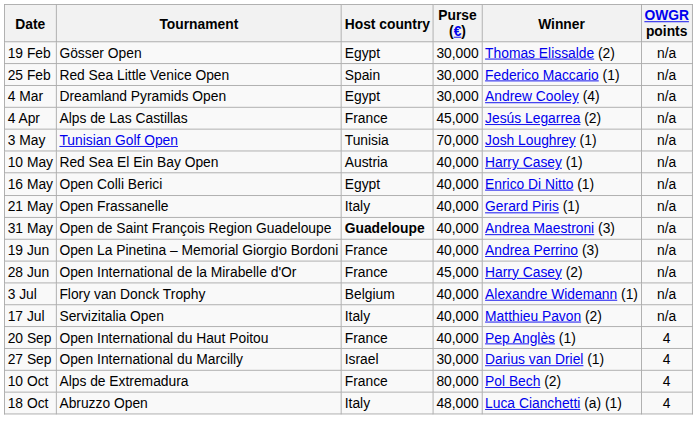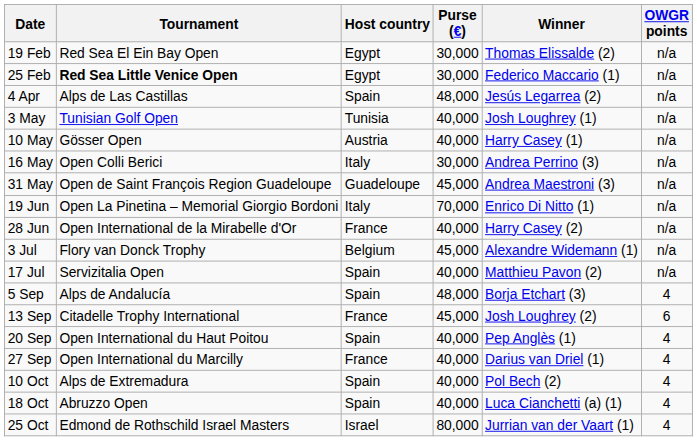(101, 53) Gösser Open -> (139, 53) Red Sea El Ein Bay Open
(144, 75) normal -> (149, 75) bold
(362, 75) Spain -> (362, 75) Egypt
- row: (25, 97)
(366, 119) France -> (362, 97) Spain
(458, 119) 45,000 -> (458, 97) 48,000
(458, 141) 70,000 -> (458, 119) 40,000
(139, 162) Red Sea El Ein Bay Open -> (101, 141) Gösser Open
(362, 184) Egypt -> (357, 162) Italy
(458, 184) 40,000 -> (458, 162) 30,000
(540, 184) Enrico Di Nitto (1) -> (542, 162) Andrea Perrino (3)
- row: (30, 206)
(385, 228) bold -> (382, 184) normal
(458, 228) 40,000 -> (458, 184) 45,000
(366, 250) France -> (357, 206) Italy
(458, 250) 40,000 -> (458, 206) 70,000
(542, 250) Andrea Perrino (3) -> (540, 206) Enrico Di Nitto (1)
(458, 272) 45,000 -> (458, 228) 40,000
(458, 294) 40,000 -> (458, 250) 45,000
(357, 316) Italy -> (362, 272) Spain
+ row: (26, 294)
+ row: (30, 316)
(366, 338) France -> (362, 338) Spain
(362, 360) Israel -> (366, 360) France
(458, 360) 30,000 -> (458, 360) 40,000
(366, 381) France -> (362, 381) Spain
(458, 381) 80,000 -> (458, 381) 40,000
(357, 403) Italy -> (362, 403) Spain
(458, 403) 48,000 -> (458, 403) 40,000
+ row: (28, 425)
